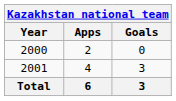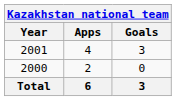rows swapped: (34, 50) <-> (34, 68)
